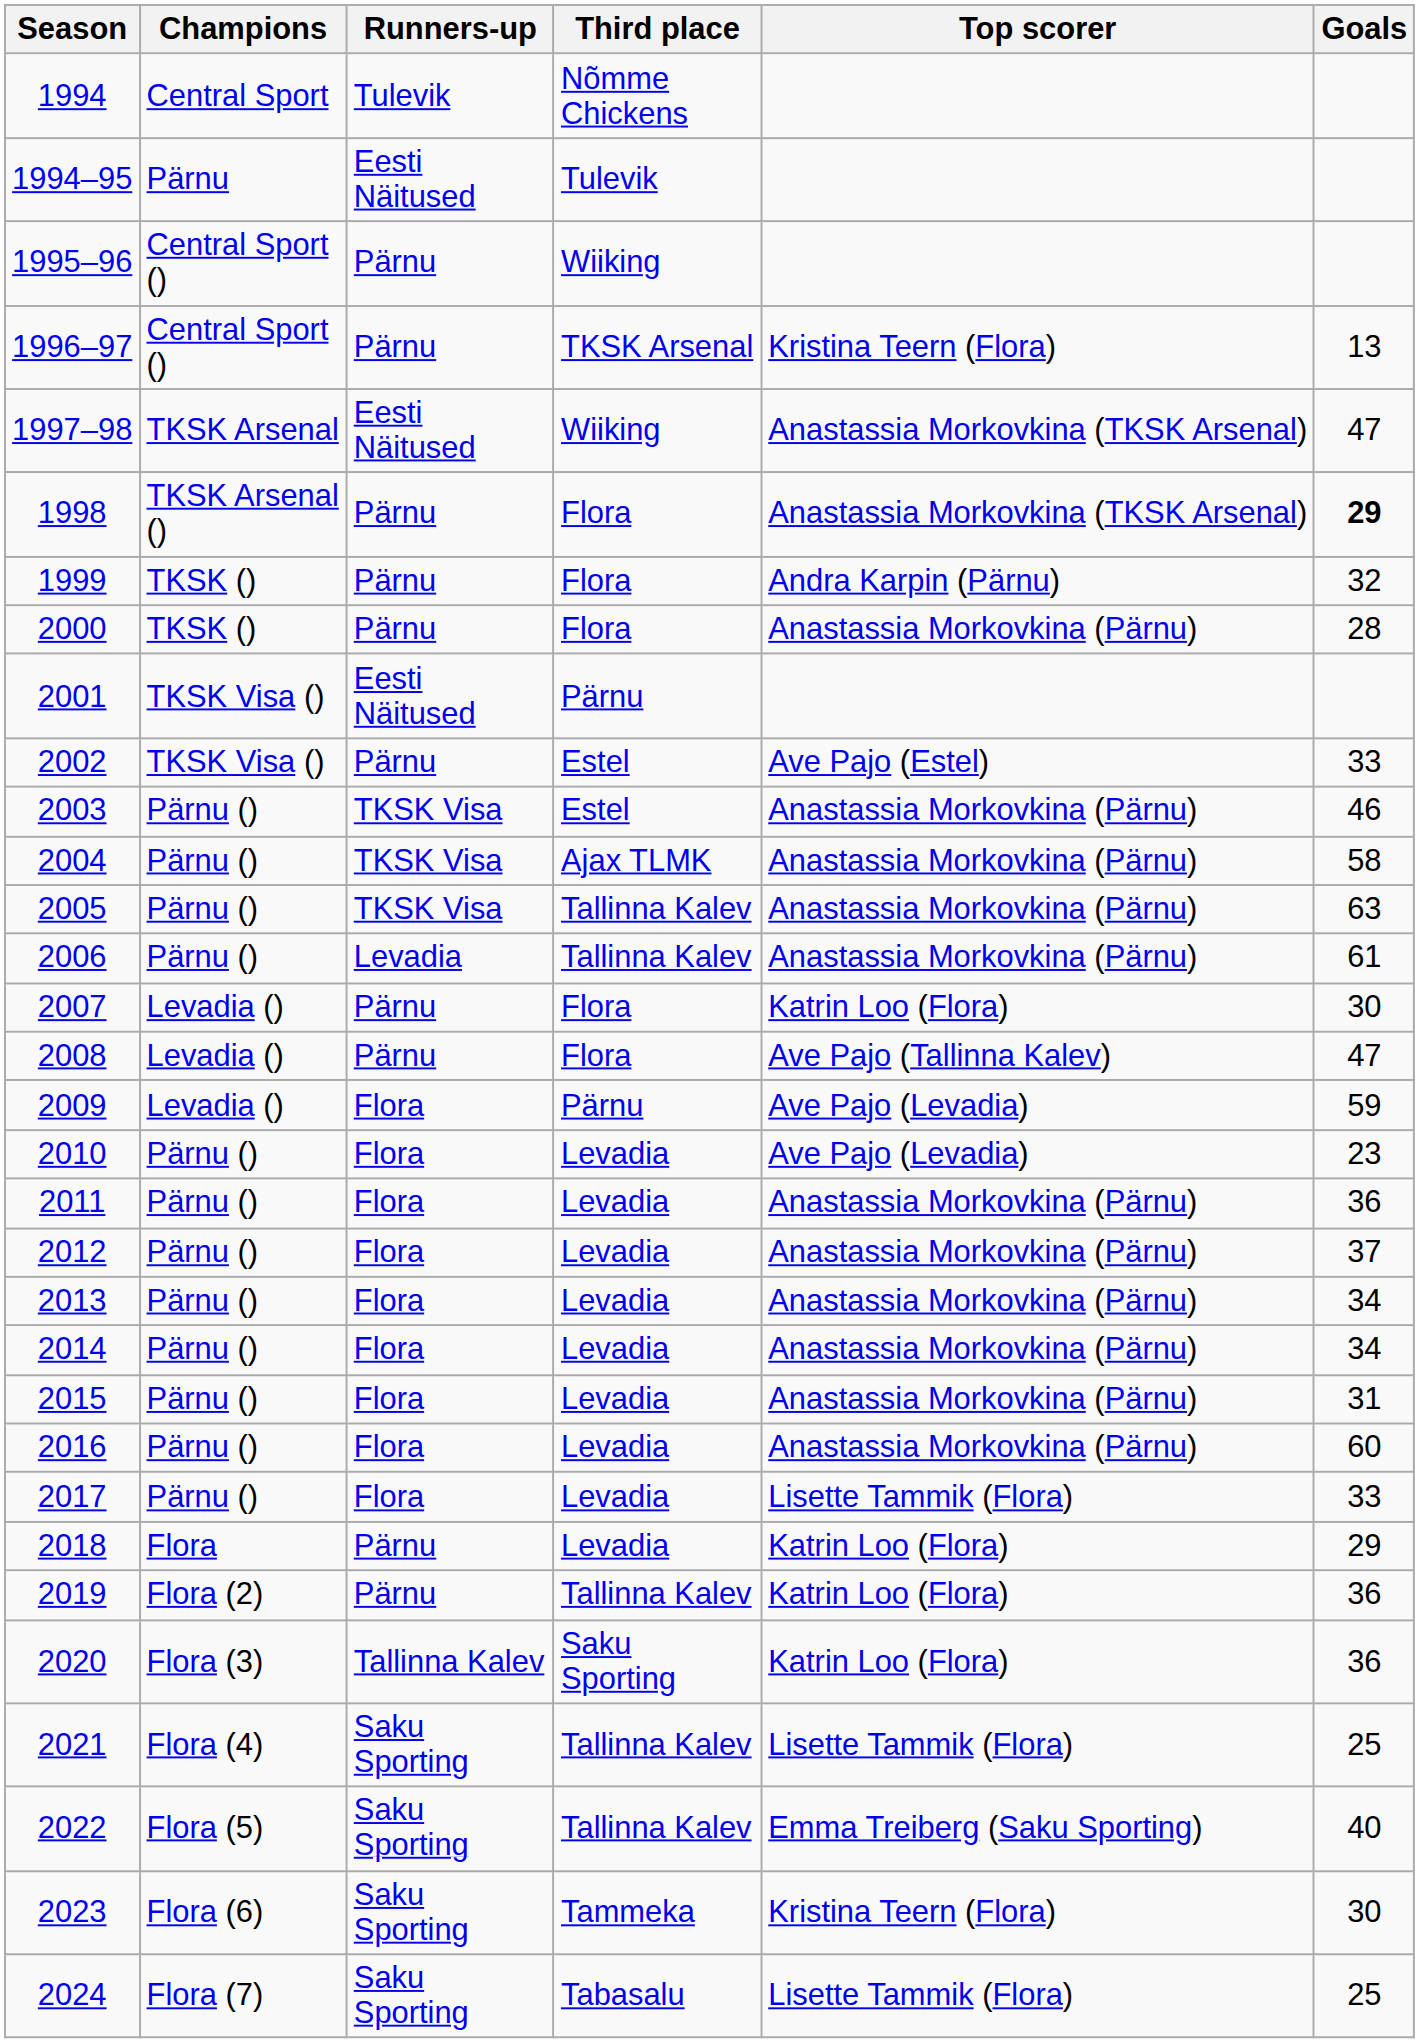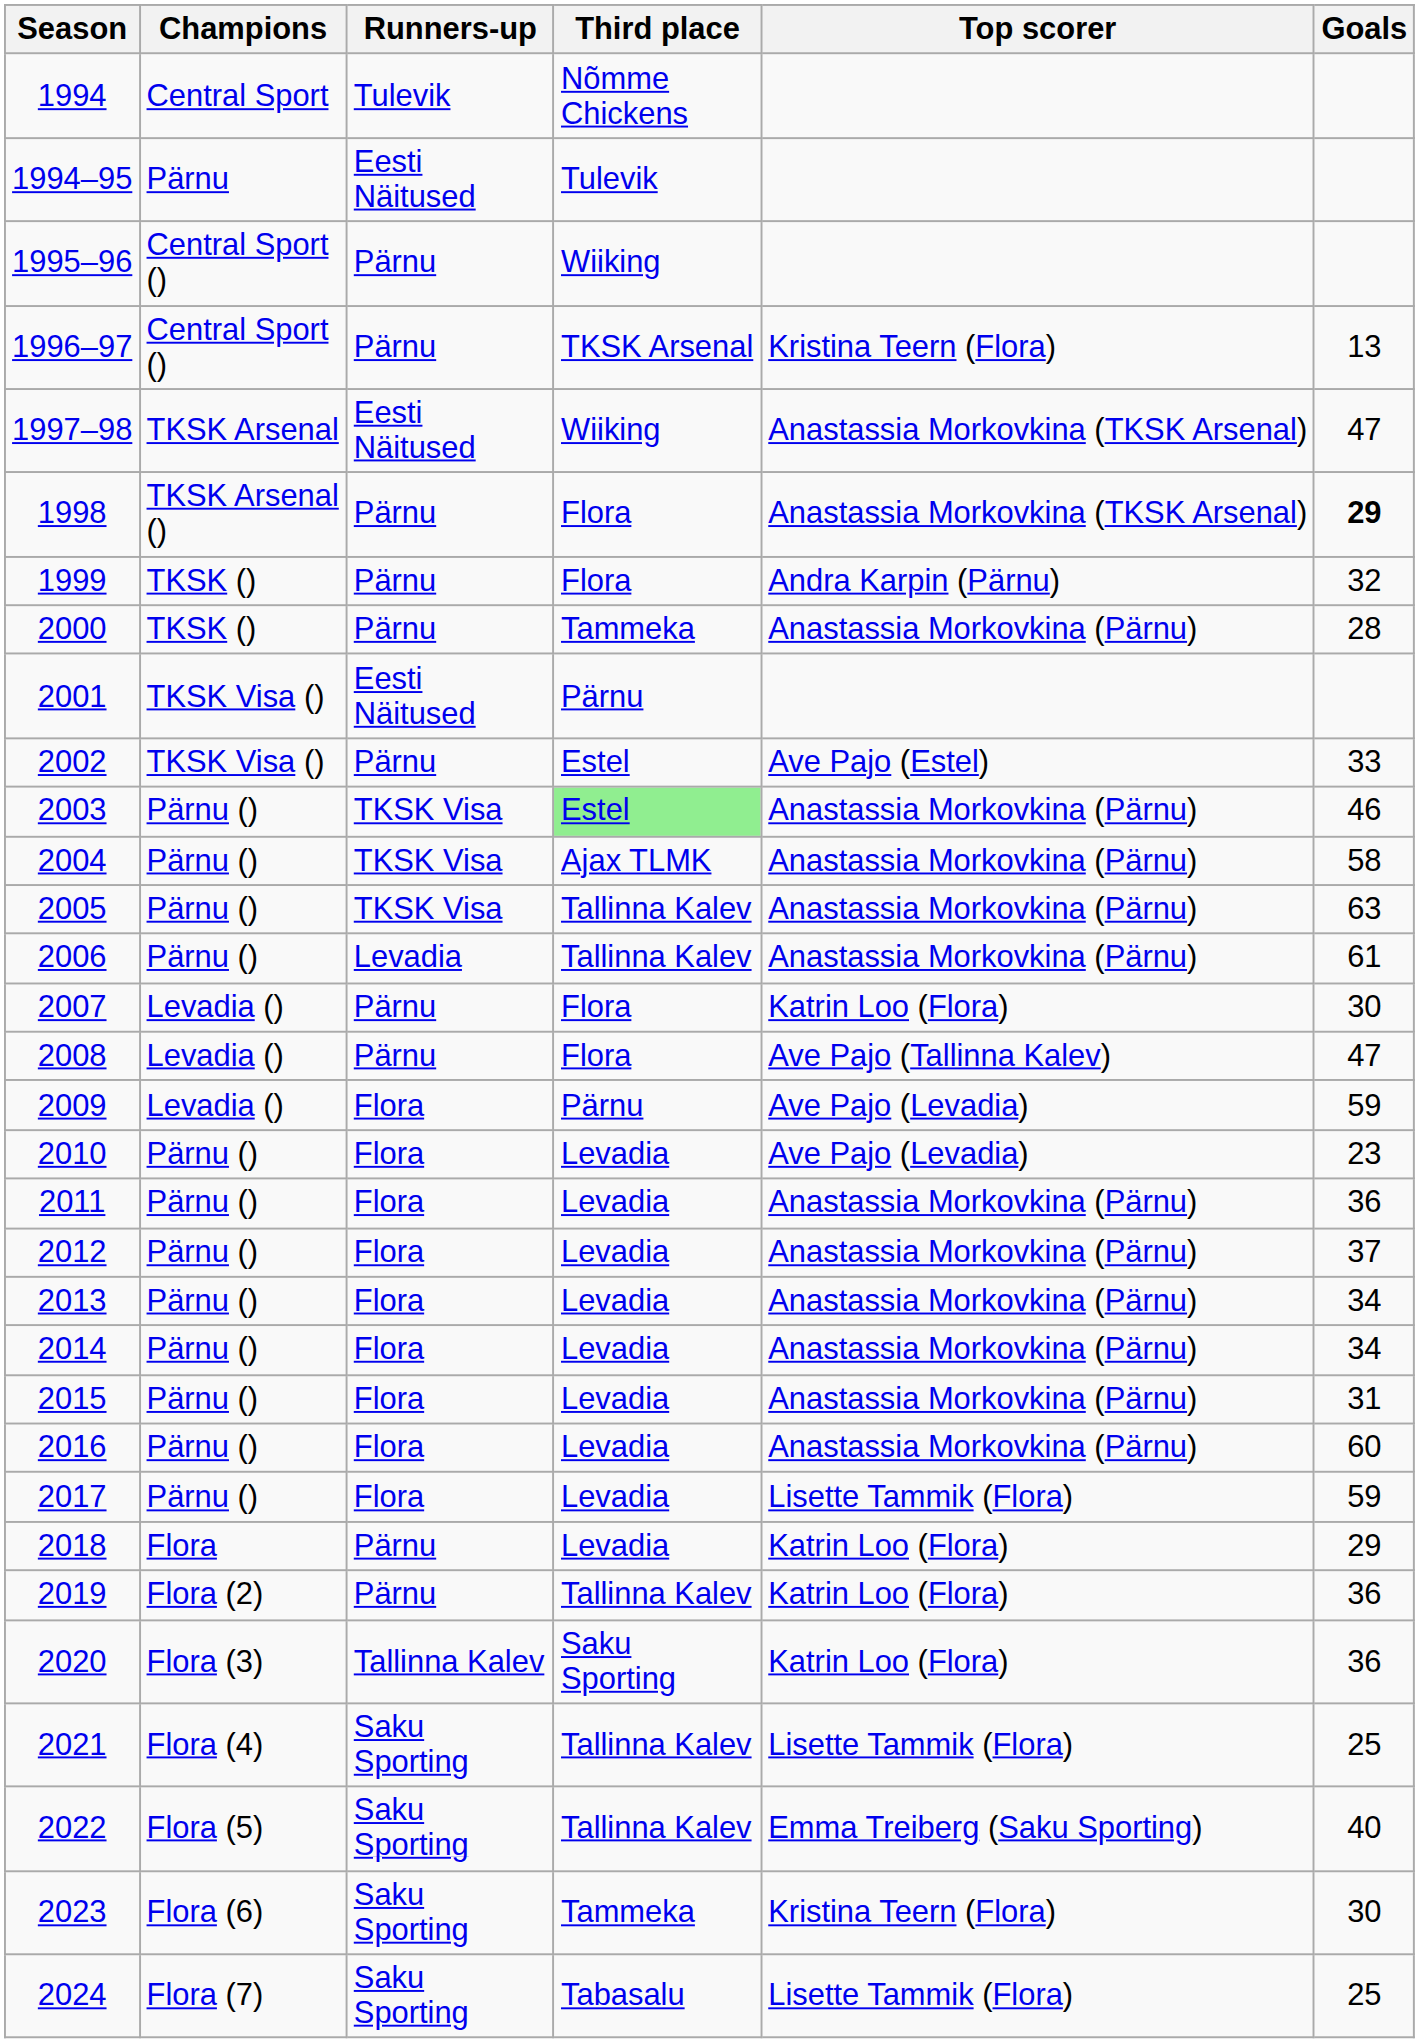(596, 629) Flora -> (628, 629) Tammeka
(595, 810) no background -> (595, 810) lightgreen background
(1364, 1496) 33 -> (1364, 1496) 59
